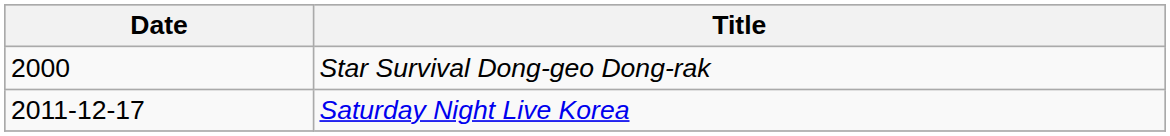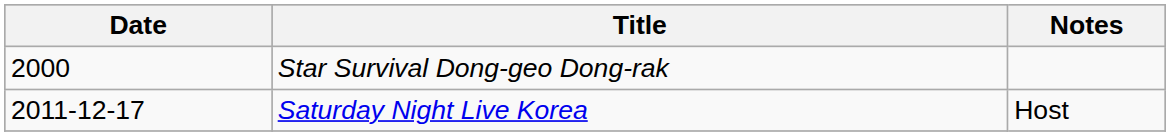+ column: (1087, 25)
